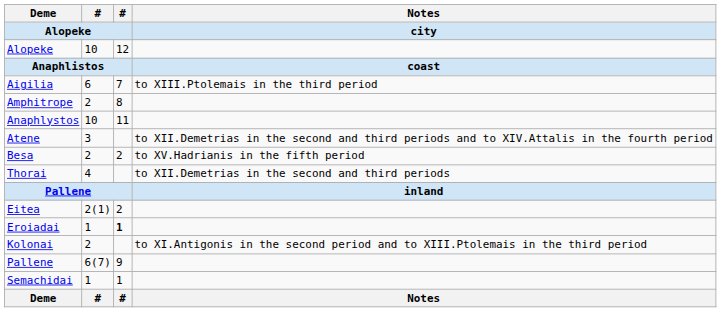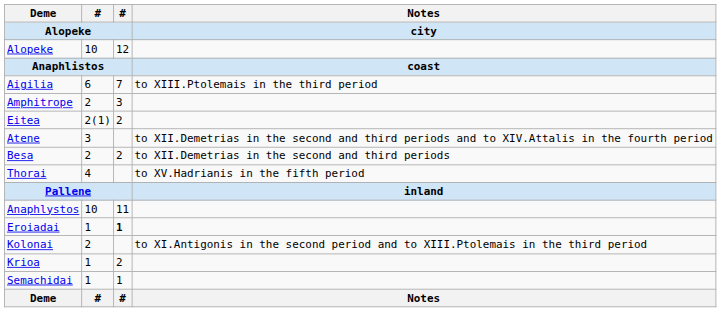(119, 102) 8 -> (119, 102) 3
rows swapped: (43, 120) <-> (23, 209)
(249, 156) to XV.Hadrianis in the fifth period -> (292, 156) to XII.Demetrias in the second and third periods
(292, 173) to XII.Demetrias in the second and third periods -> (249, 173) to XV.Hadrianis in the fifth period
+ row: (23, 262)
- row: (30, 262)
